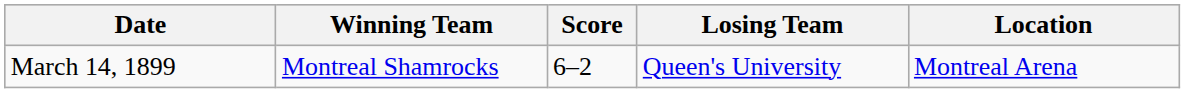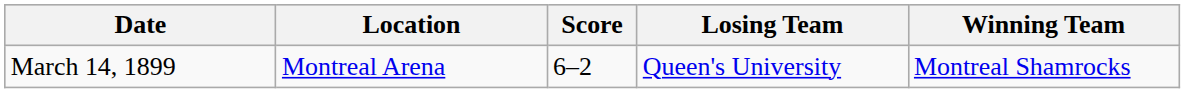columns swapped: (412, 25) <-> (1044, 25)
